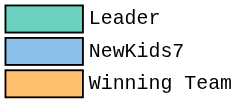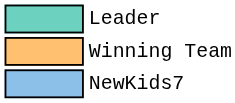rows swapped: (160, 84) <-> (137, 51)
